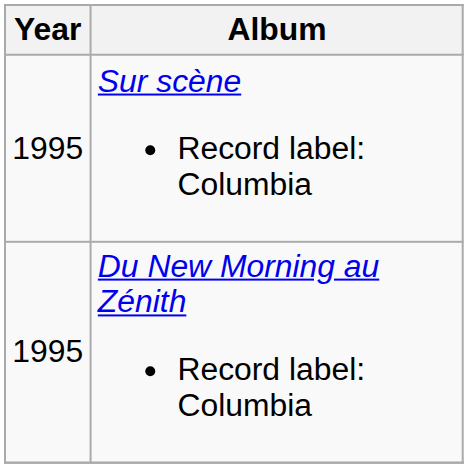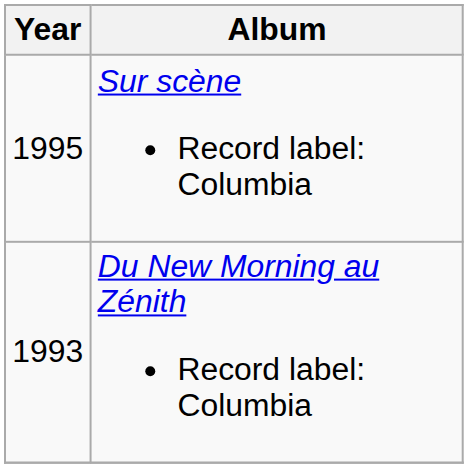(48, 351) 1995 -> (48, 351) 1993
